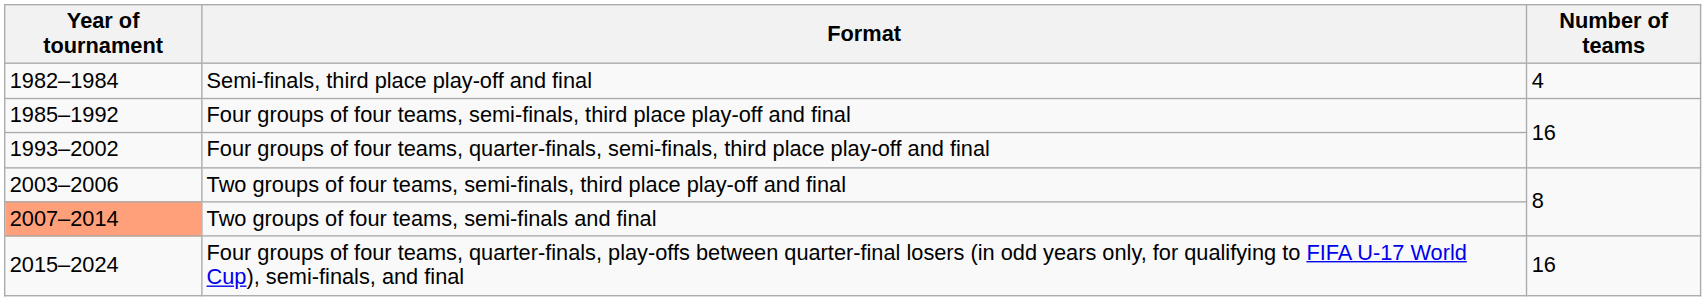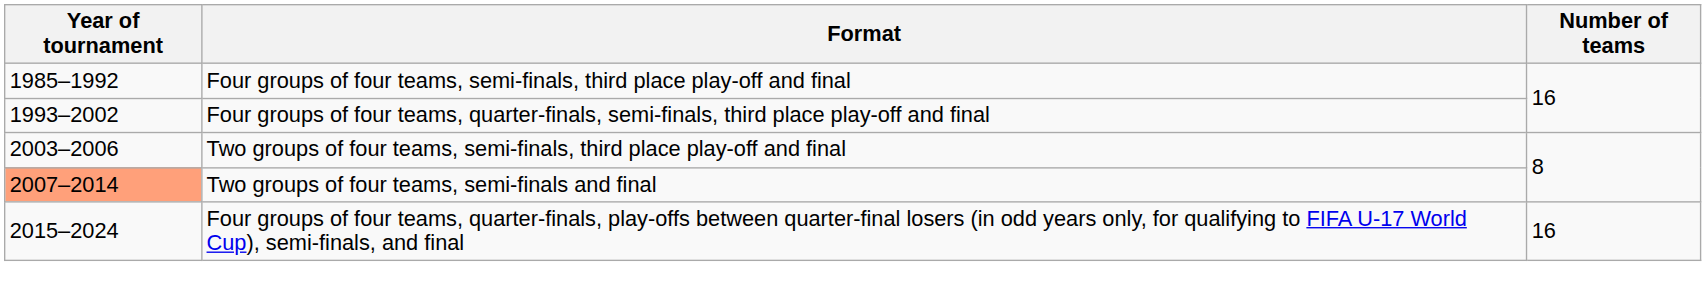- row: (399, 80)
